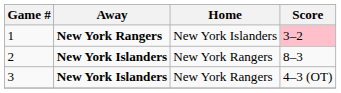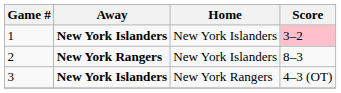(109, 35) New York Rangers -> (112, 35) New York Islanders
(112, 56) New York Islanders -> (109, 56) New York Rangers
(223, 56) New York Rangers -> (225, 56) New York Islanders
